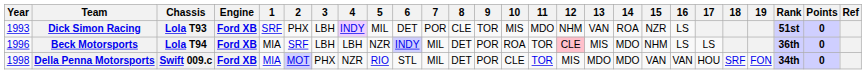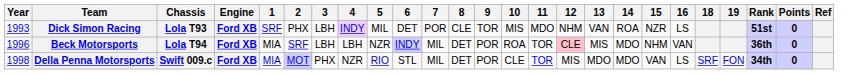- column: (709, 13)
(683, 45) LS -> (683, 45) VAN
(683, 61) VAN -> (683, 61) LS
